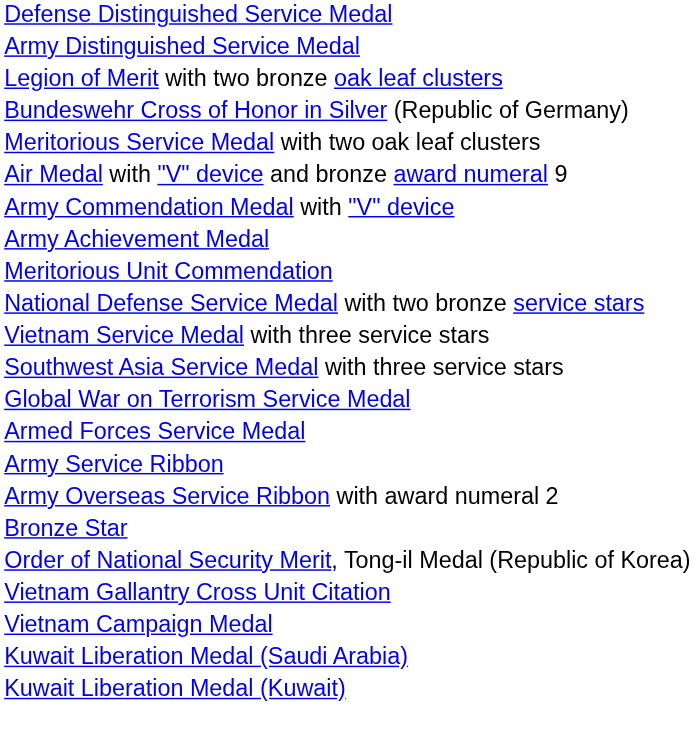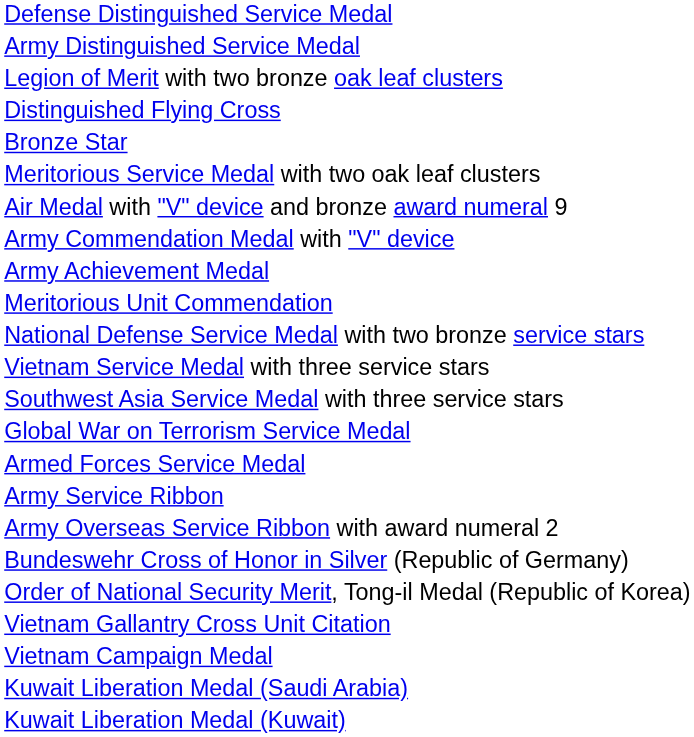+ row: (142, 110)
rows swapped: (66, 528) <-> (316, 110)
